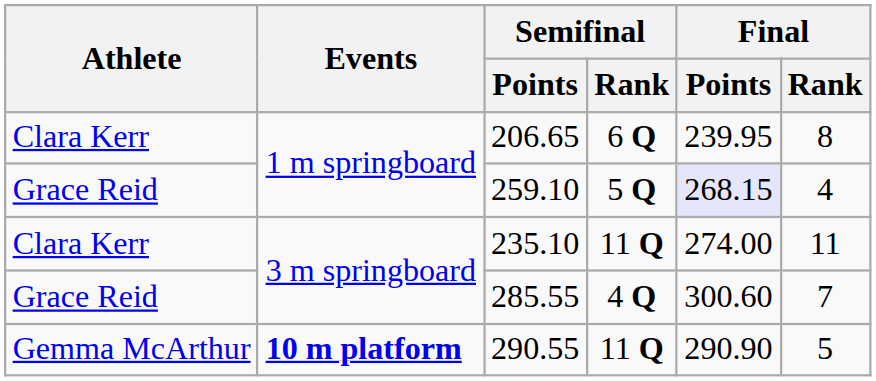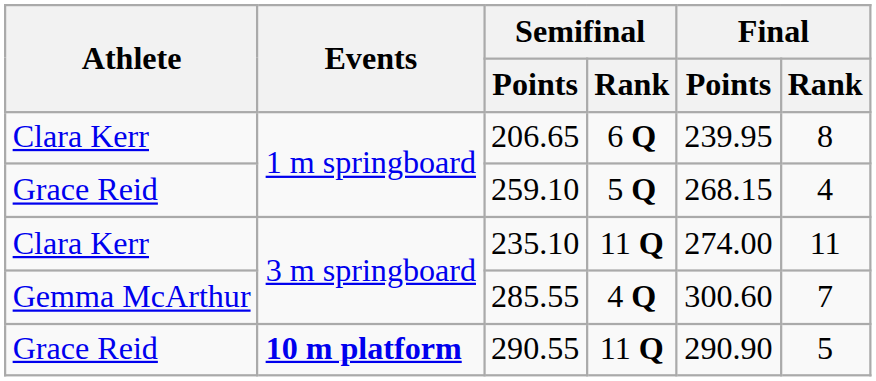(728, 190) lavender background -> (728, 190) no background
(85, 296) Grace Reid -> (132, 296) Gemma McArthur
(132, 349) Gemma McArthur -> (85, 349) Grace Reid
